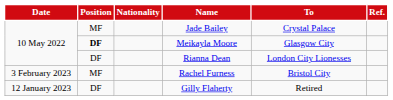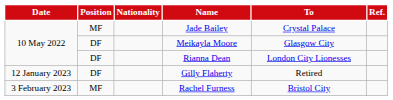(96, 43) bold -> (96, 43) normal
rows swapped: (207, 88) <-> (207, 73)
